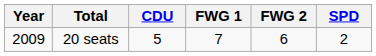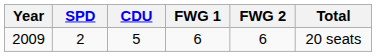columns swapped: (344, 16) <-> (91, 16)
(219, 39) 7 -> (198, 39) 6
